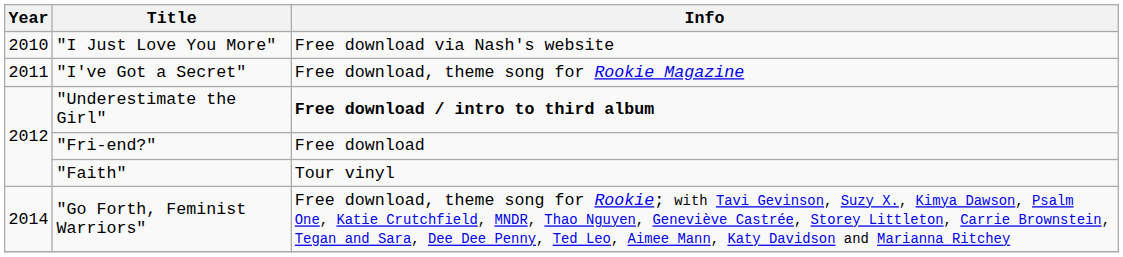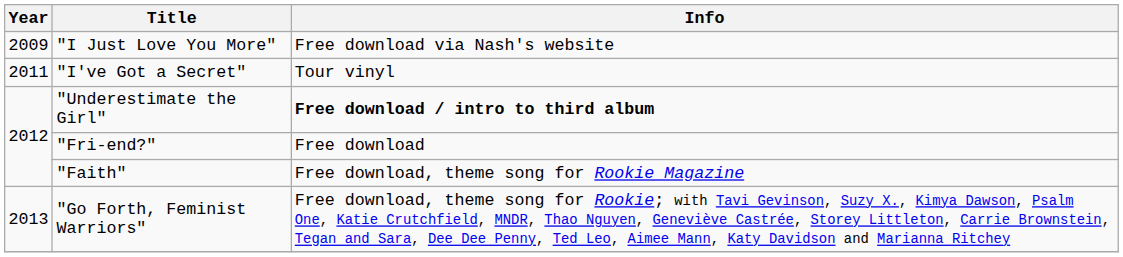(29, 45) 2010 -> (29, 45) 2009
(519, 72) Free download, theme song for Rookie Magazine -> (345, 72) Tour vinyl
(345, 173) Tour vinyl -> (519, 173) Free download, theme song for Rookie Magazine
(29, 219) 2014 -> (29, 219) 2013
